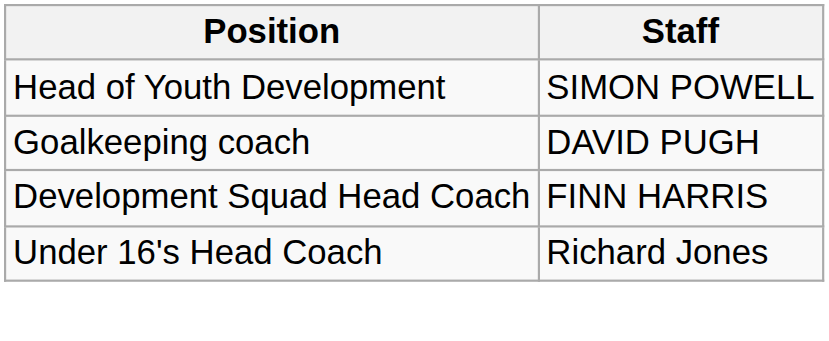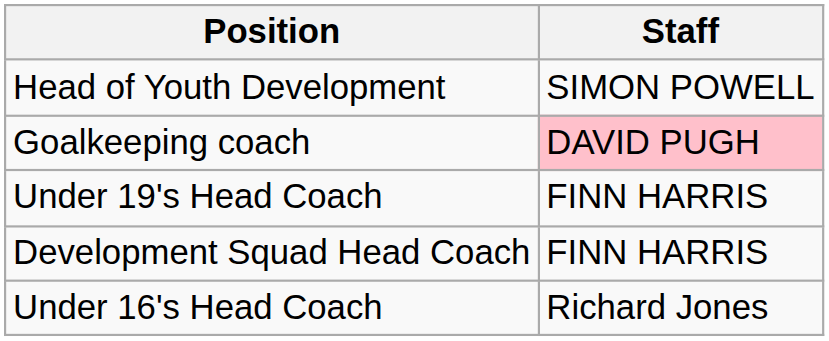(653, 142) no background -> (653, 142) pink background
+ row: (198, 197)
